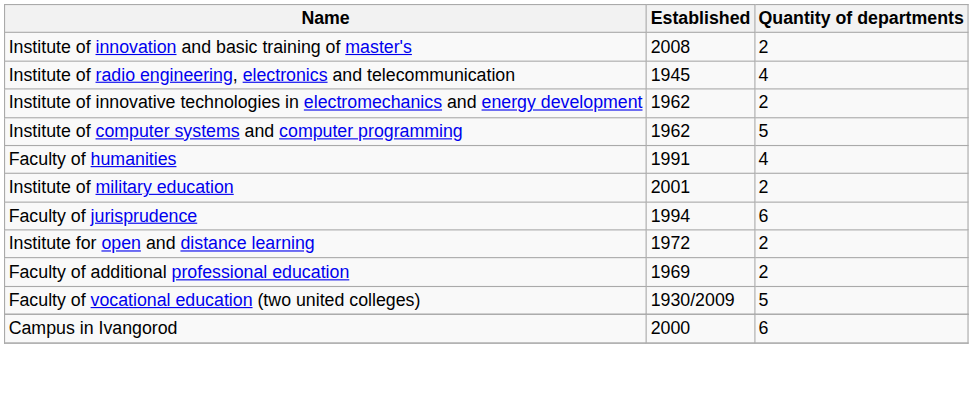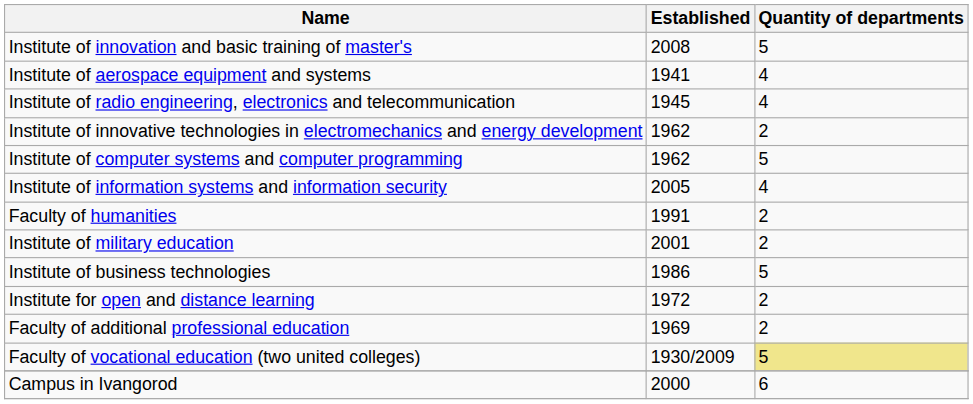(764, 46) 2 -> (764, 46) 5
+ row: (190, 74)
+ row: (228, 187)
(764, 159) 4 -> (764, 215) 2
+ row: (139, 272)
- row: (103, 215)
(764, 300) no background -> (764, 356) khaki background
